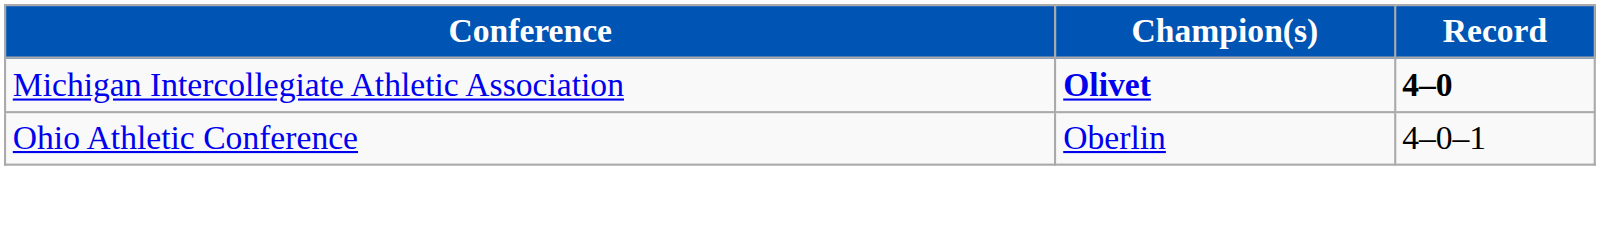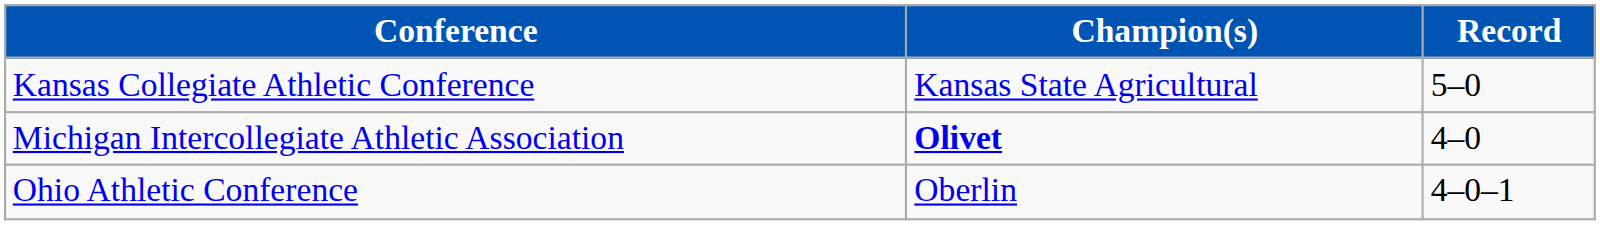+ row: (274, 84)
(1427, 84) bold -> (1456, 137) normal
